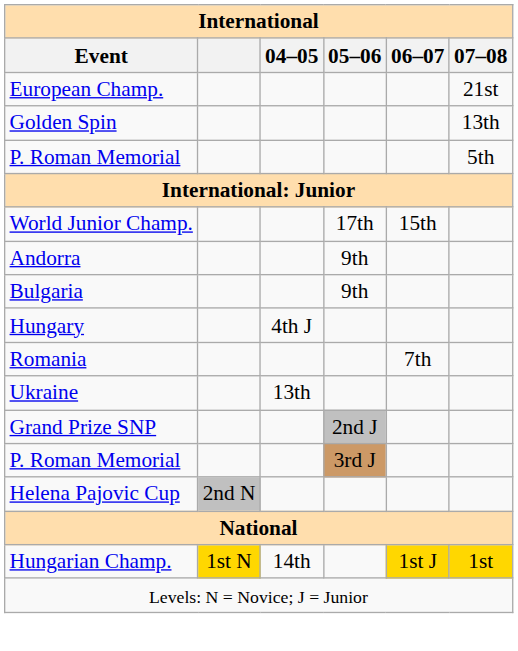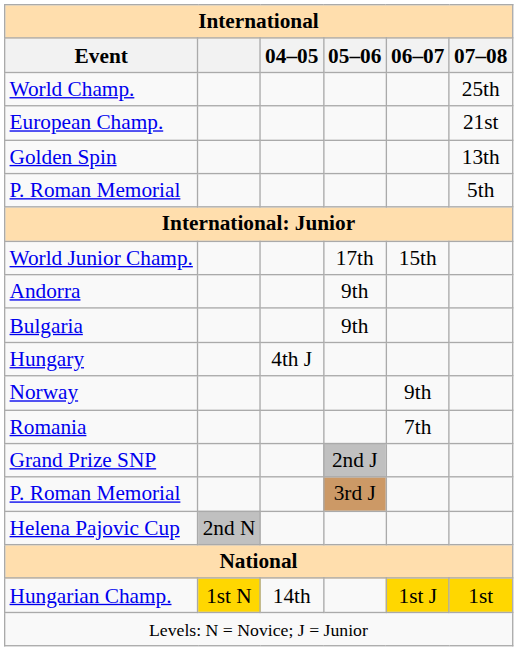+ row: (72, 88)
+ row: (44, 392)
- row: (44, 392)
